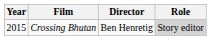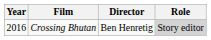(16, 27) 2015 -> (16, 27) 2016
